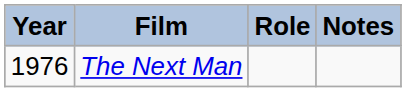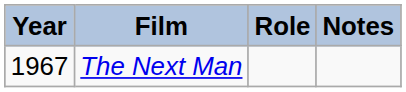(40, 66) 1976 -> (40, 66) 1967
